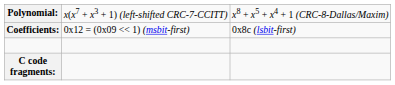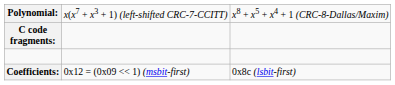rows swapped: (33, 30) <-> (33, 66)
